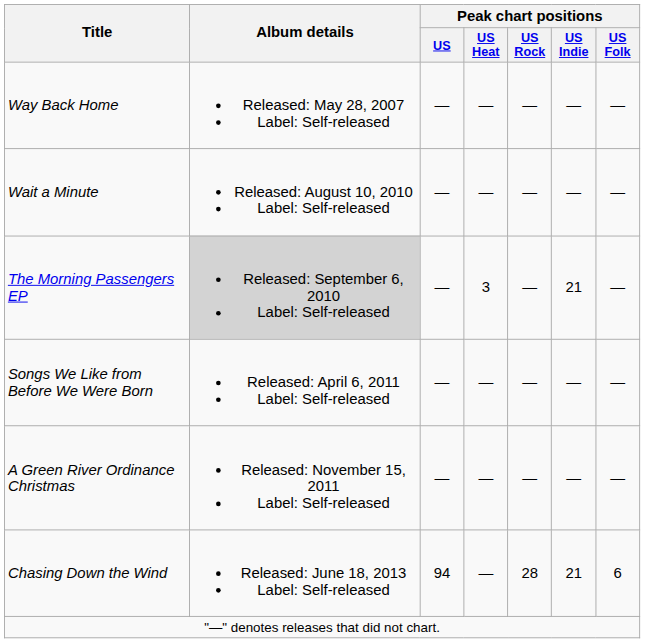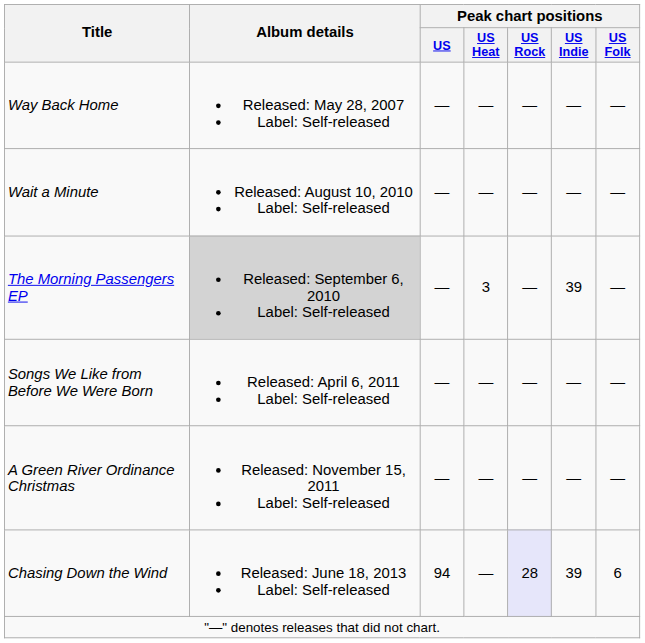(574, 287) 21 -> (574, 287) 39
(530, 573) no background -> (530, 573) lavender background
(574, 573) 21 -> (574, 573) 39
